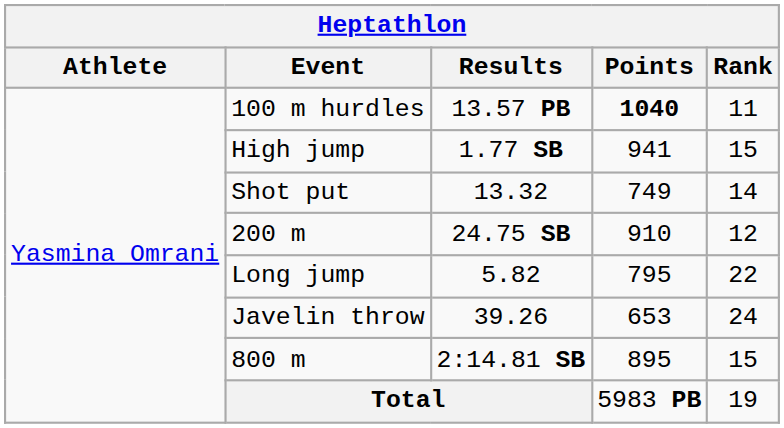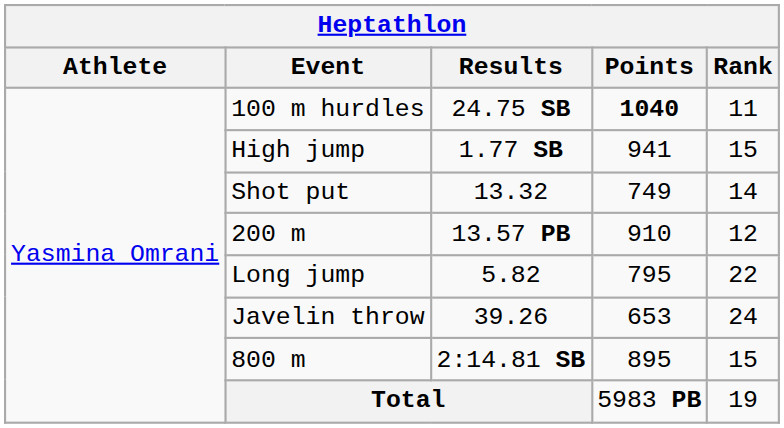(511, 109) 13.57 PB -> (511, 109) 24.75 SB
(511, 234) 24.75 SB -> (511, 234) 13.57 PB
